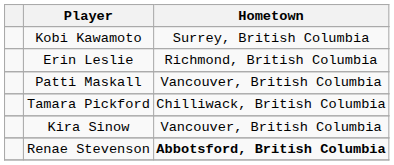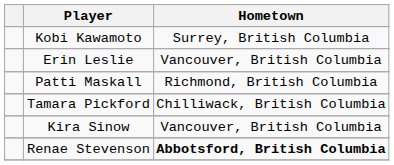(271, 60) Richmond, British Columbia -> (271, 60) Vancouver, British Columbia
(271, 82) Vancouver, British Columbia -> (271, 82) Richmond, British Columbia
